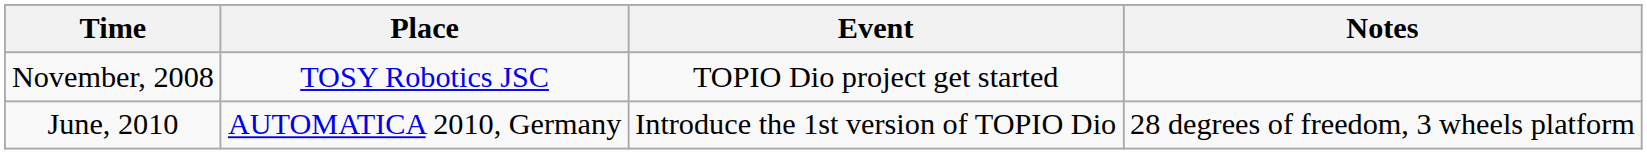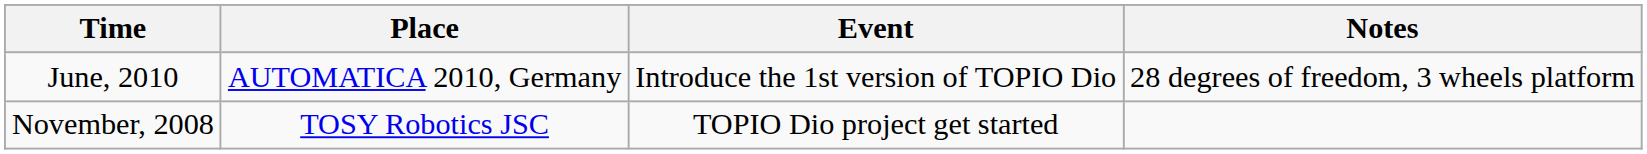rows swapped: (113, 76) <-> (113, 124)
